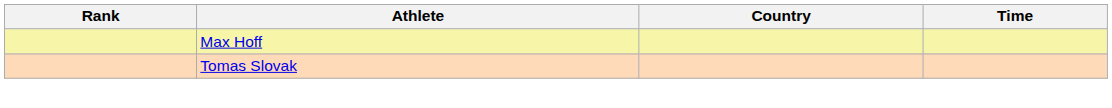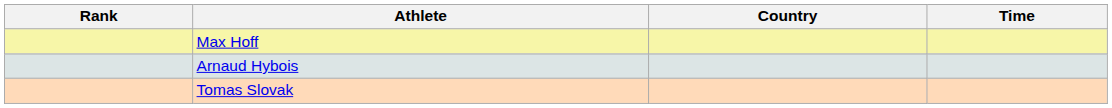+ row: (247, 66)
